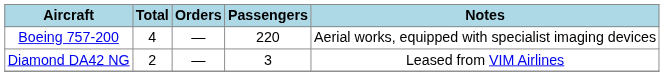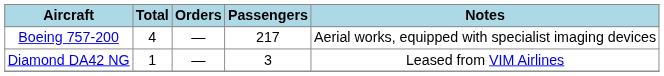(268, 37) 220 -> (268, 37) 217
(152, 60) 2 -> (152, 60) 1
